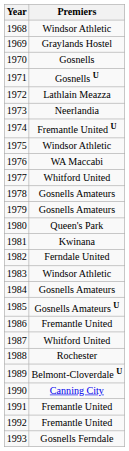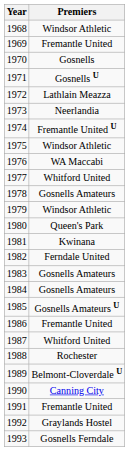(77, 44) Graylands Hostel -> (77, 44) Fremantle United
(77, 209) Gosnells Amateurs -> (77, 209) Windsor Athletic
(77, 273) Windsor Athletic -> (77, 273) Gosnells Amateurs
(77, 423) Fremantle United -> (77, 423) Graylands Hostel
